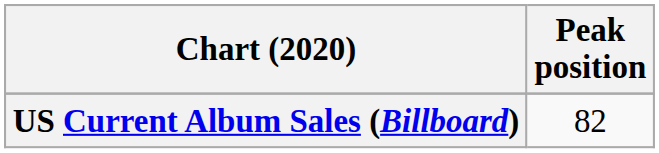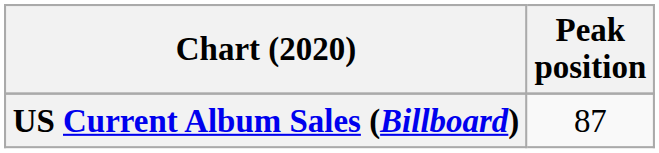(590, 119) 82 -> (590, 119) 87
